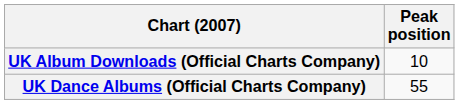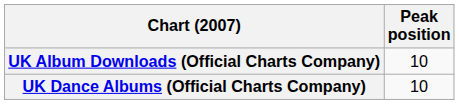(419, 86) 55 -> (419, 86) 10
